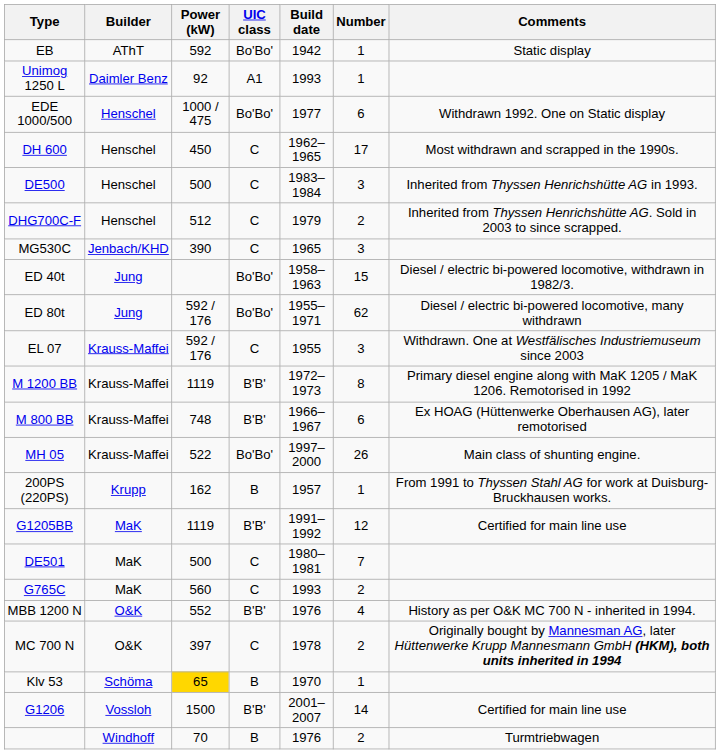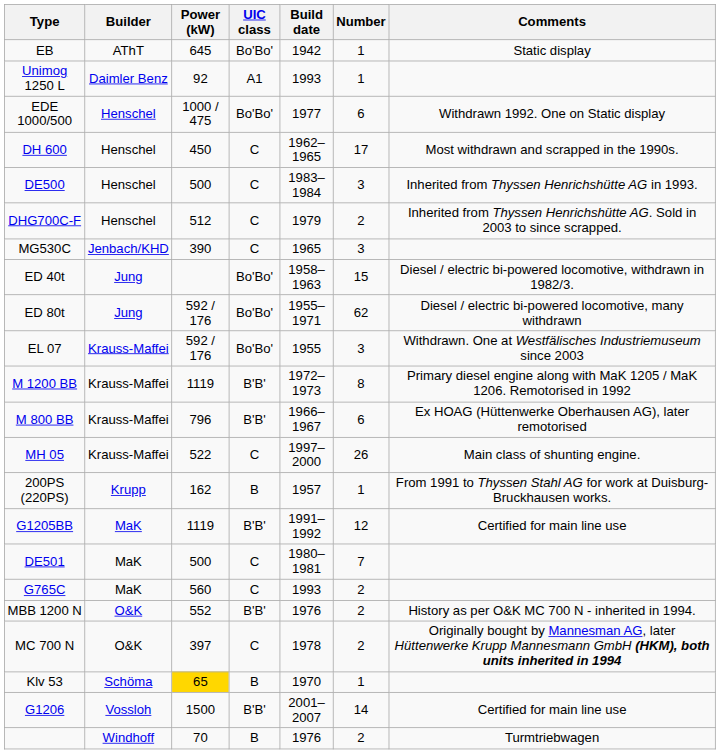(200, 50) 592 -> (200, 50) 645
(254, 348) C -> (254, 348) Bo'Bo'
(200, 419) 748 -> (200, 419) 796
(254, 455) Bo'Bo' -> (254, 455) C
(361, 610) 4 -> (361, 610) 2
